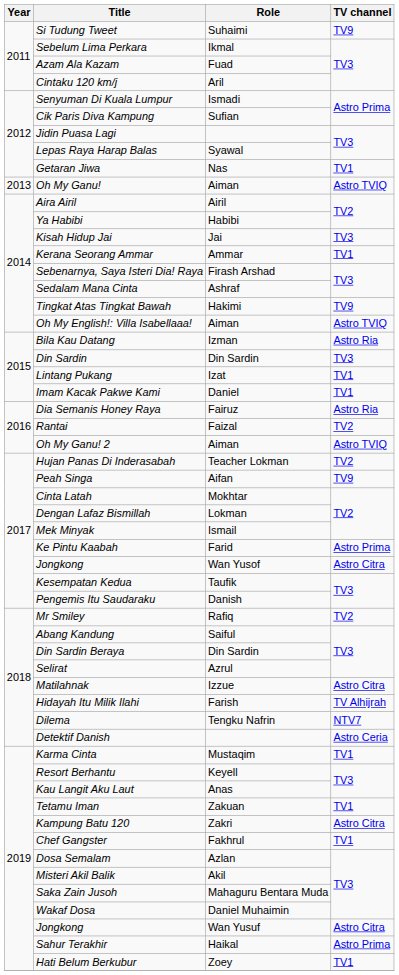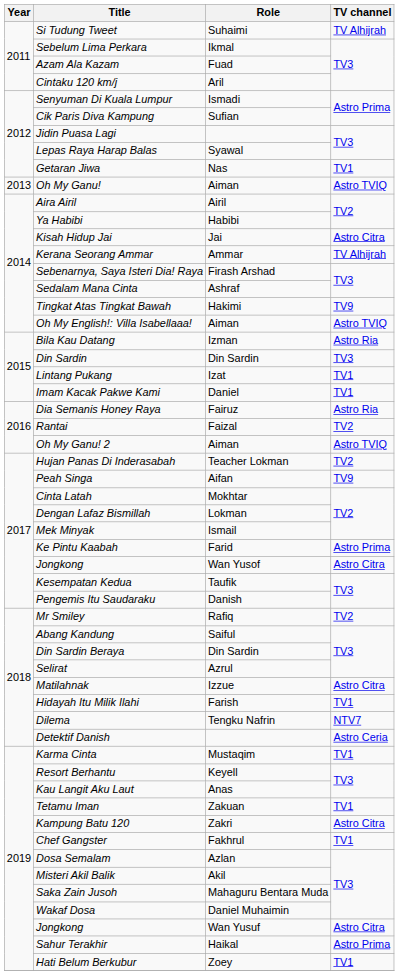(343, 30) TV9 -> (360, 30) TV Alhijrah
(343, 237) TV3 -> (359, 237) Astro Citra
(343, 254) TV1 -> (360, 254) TV Alhijrah
(360, 703) TV Alhijrah -> (343, 703) TV1
